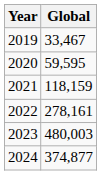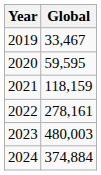(69, 157) 374,877 -> (69, 157) 374,884
